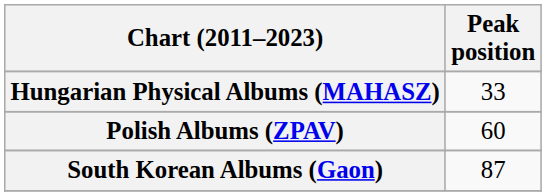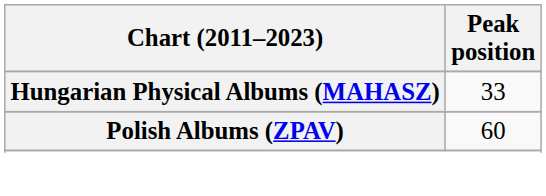- row: (225, 170)
